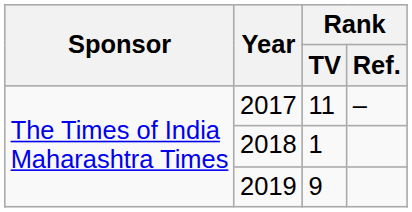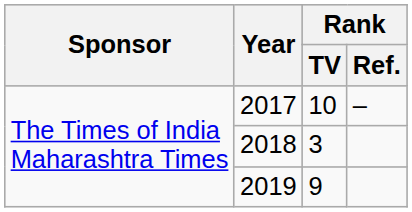(322, 105) 11 -> (323, 105) 10
(316, 145) 1 -> (316, 145) 3
